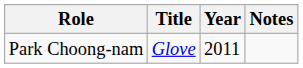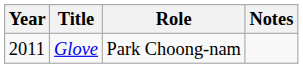columns swapped: (223, 19) <-> (76, 19)
